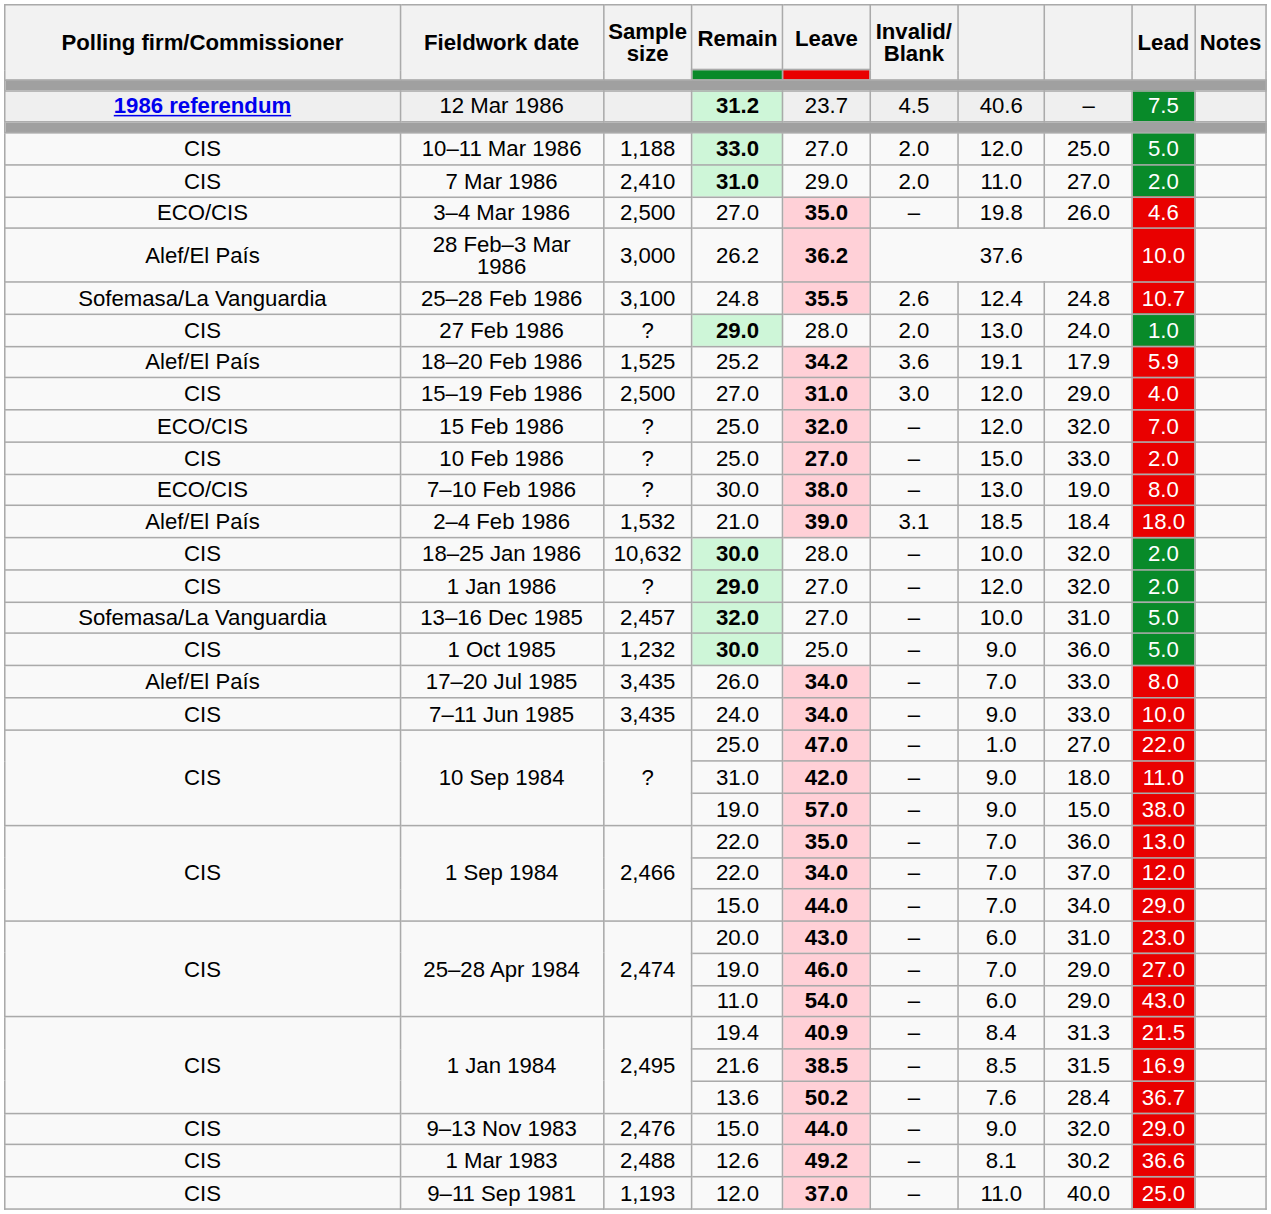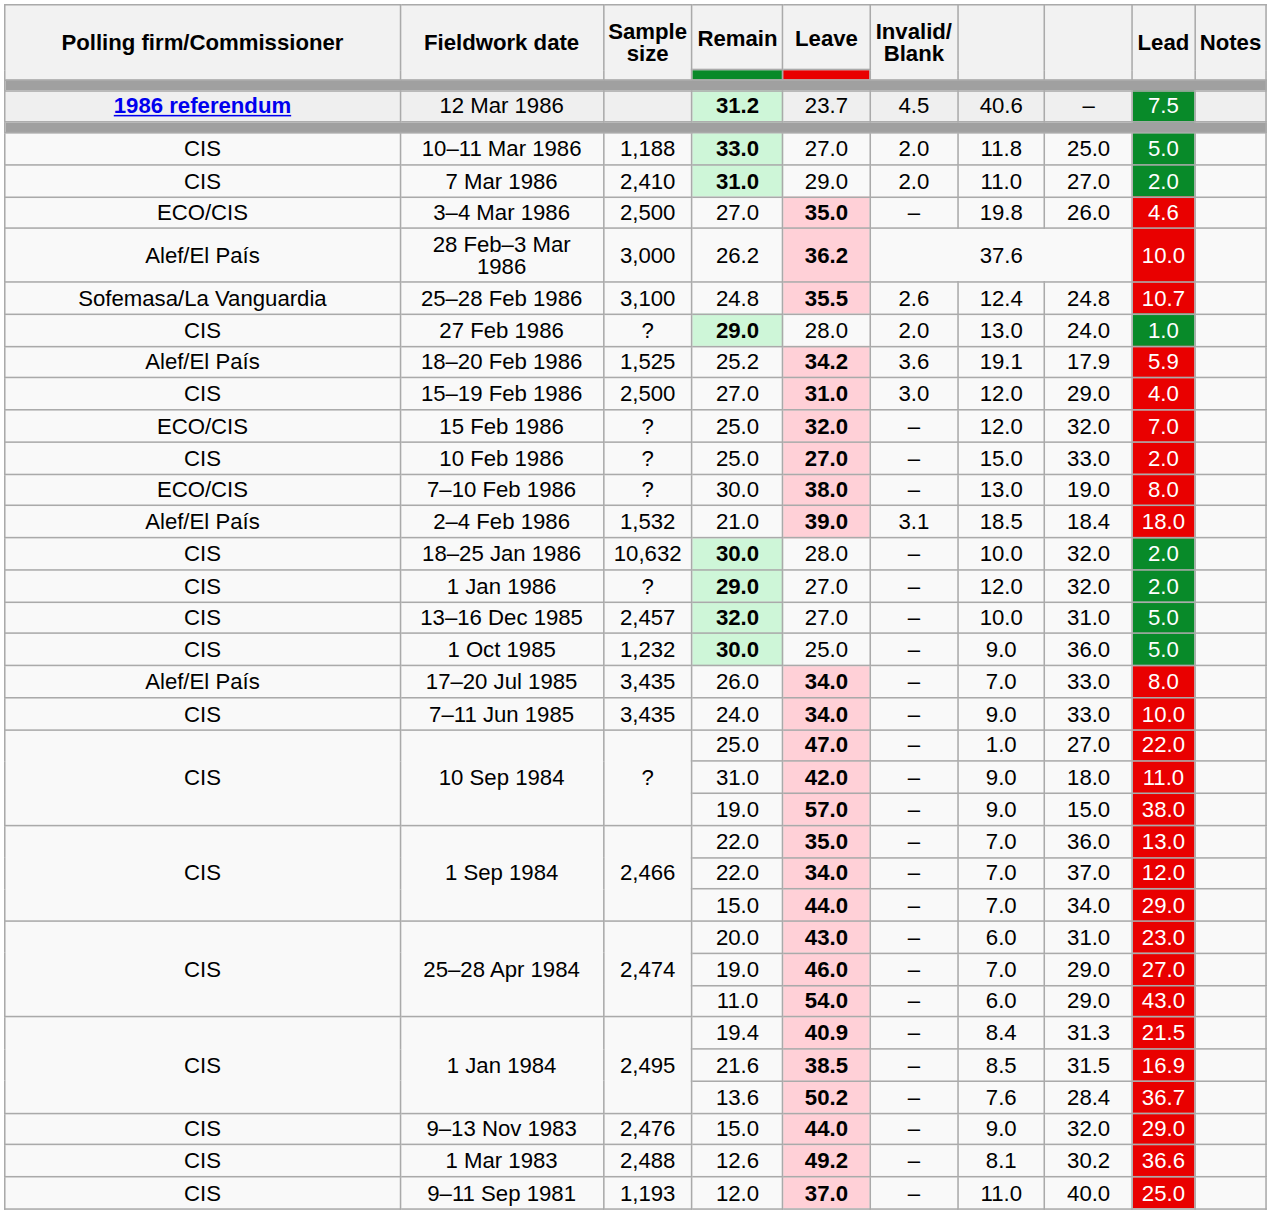(1001, 149) 12.0 -> (1001, 149) 11.8
(202, 618) Sofemasa/La Vanguardia -> (202, 618) CIS
